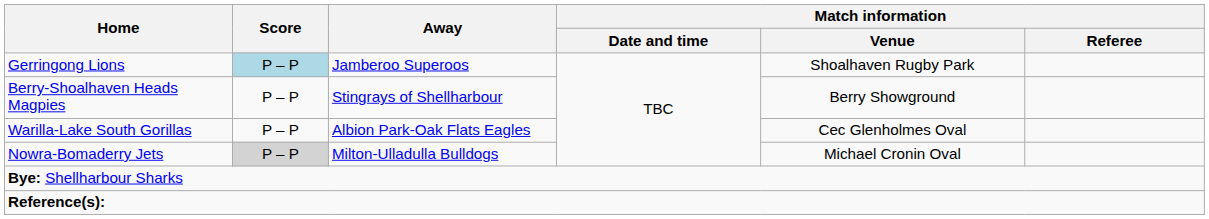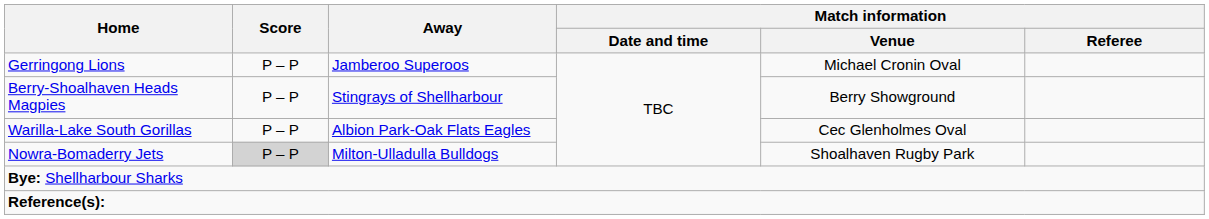(280, 64) lightblue background -> (280, 64) no background
(892, 64) Shoalhaven Rugby Park -> (892, 64) Michael Cronin Oval
(892, 154) Michael Cronin Oval -> (892, 154) Shoalhaven Rugby Park
